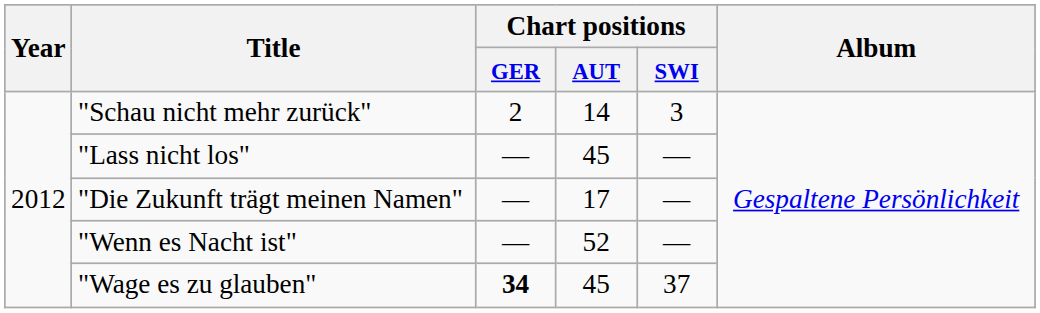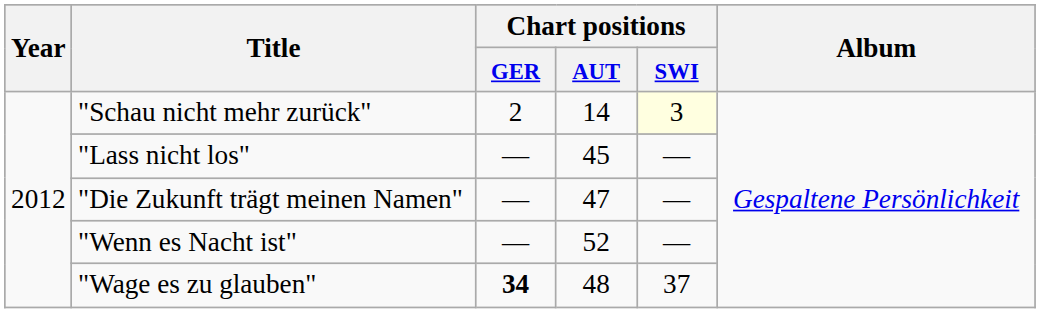(677, 112) no background -> (677, 112) lightyellow background
(596, 198) 17 -> (596, 198) 47
(596, 284) 45 -> (596, 284) 48
